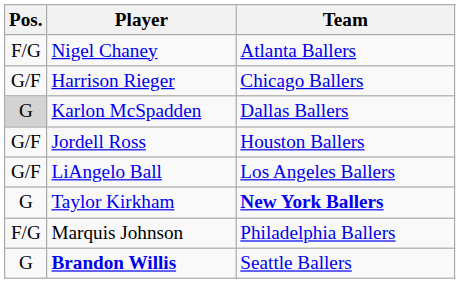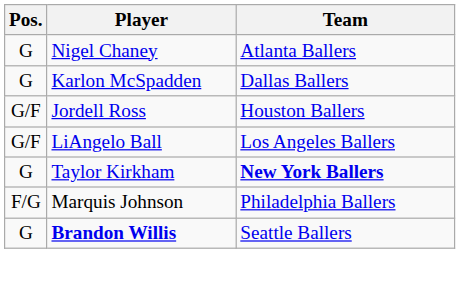(26, 50) F/G -> (26, 50) G
- row: (113, 80)
(26, 111) lightgrey background -> (26, 80) no background
